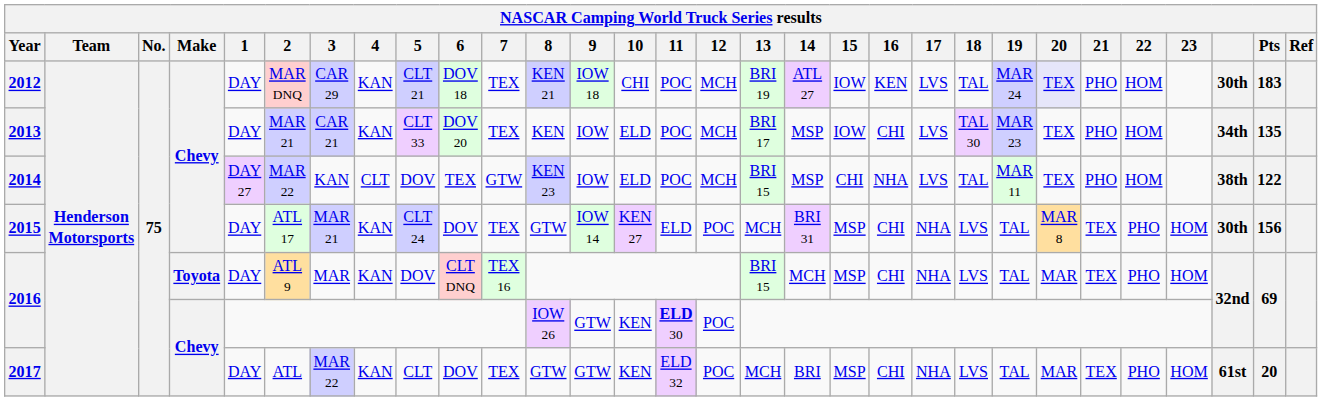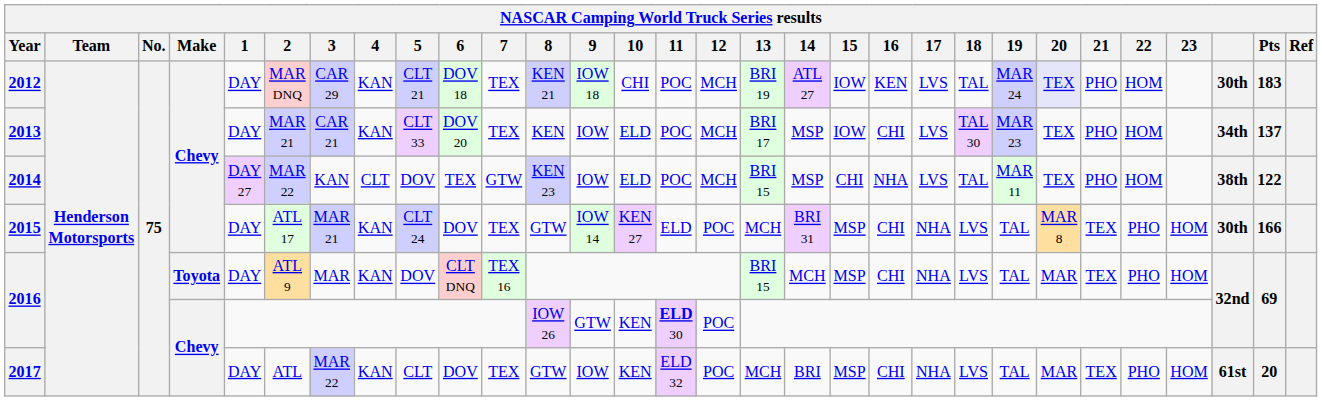(1269, 132) 135 -> (1269, 132) 137
(1269, 228) 156 -> (1269, 228) 166
(593, 371) GTW -> (593, 371) IOW
